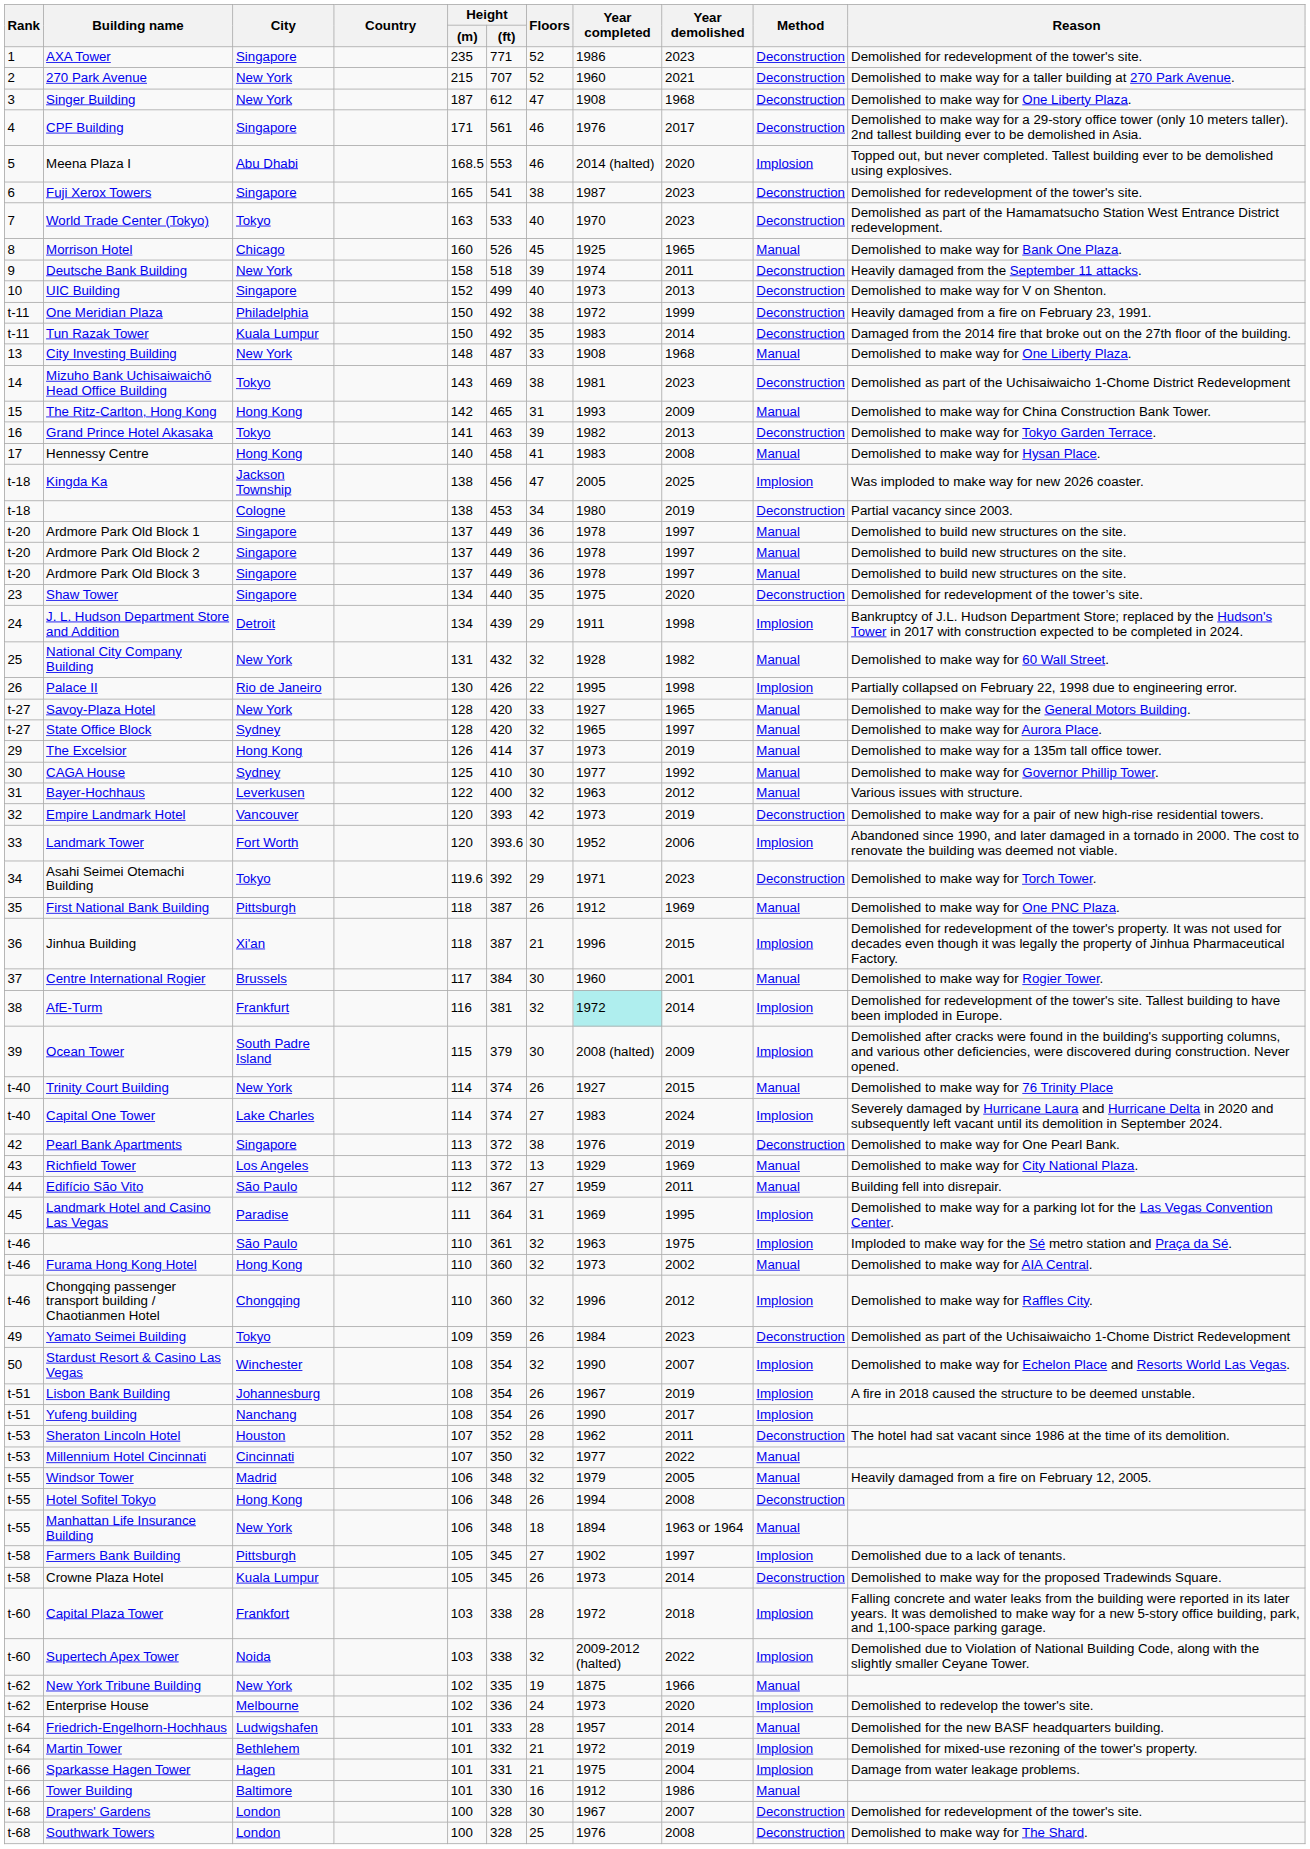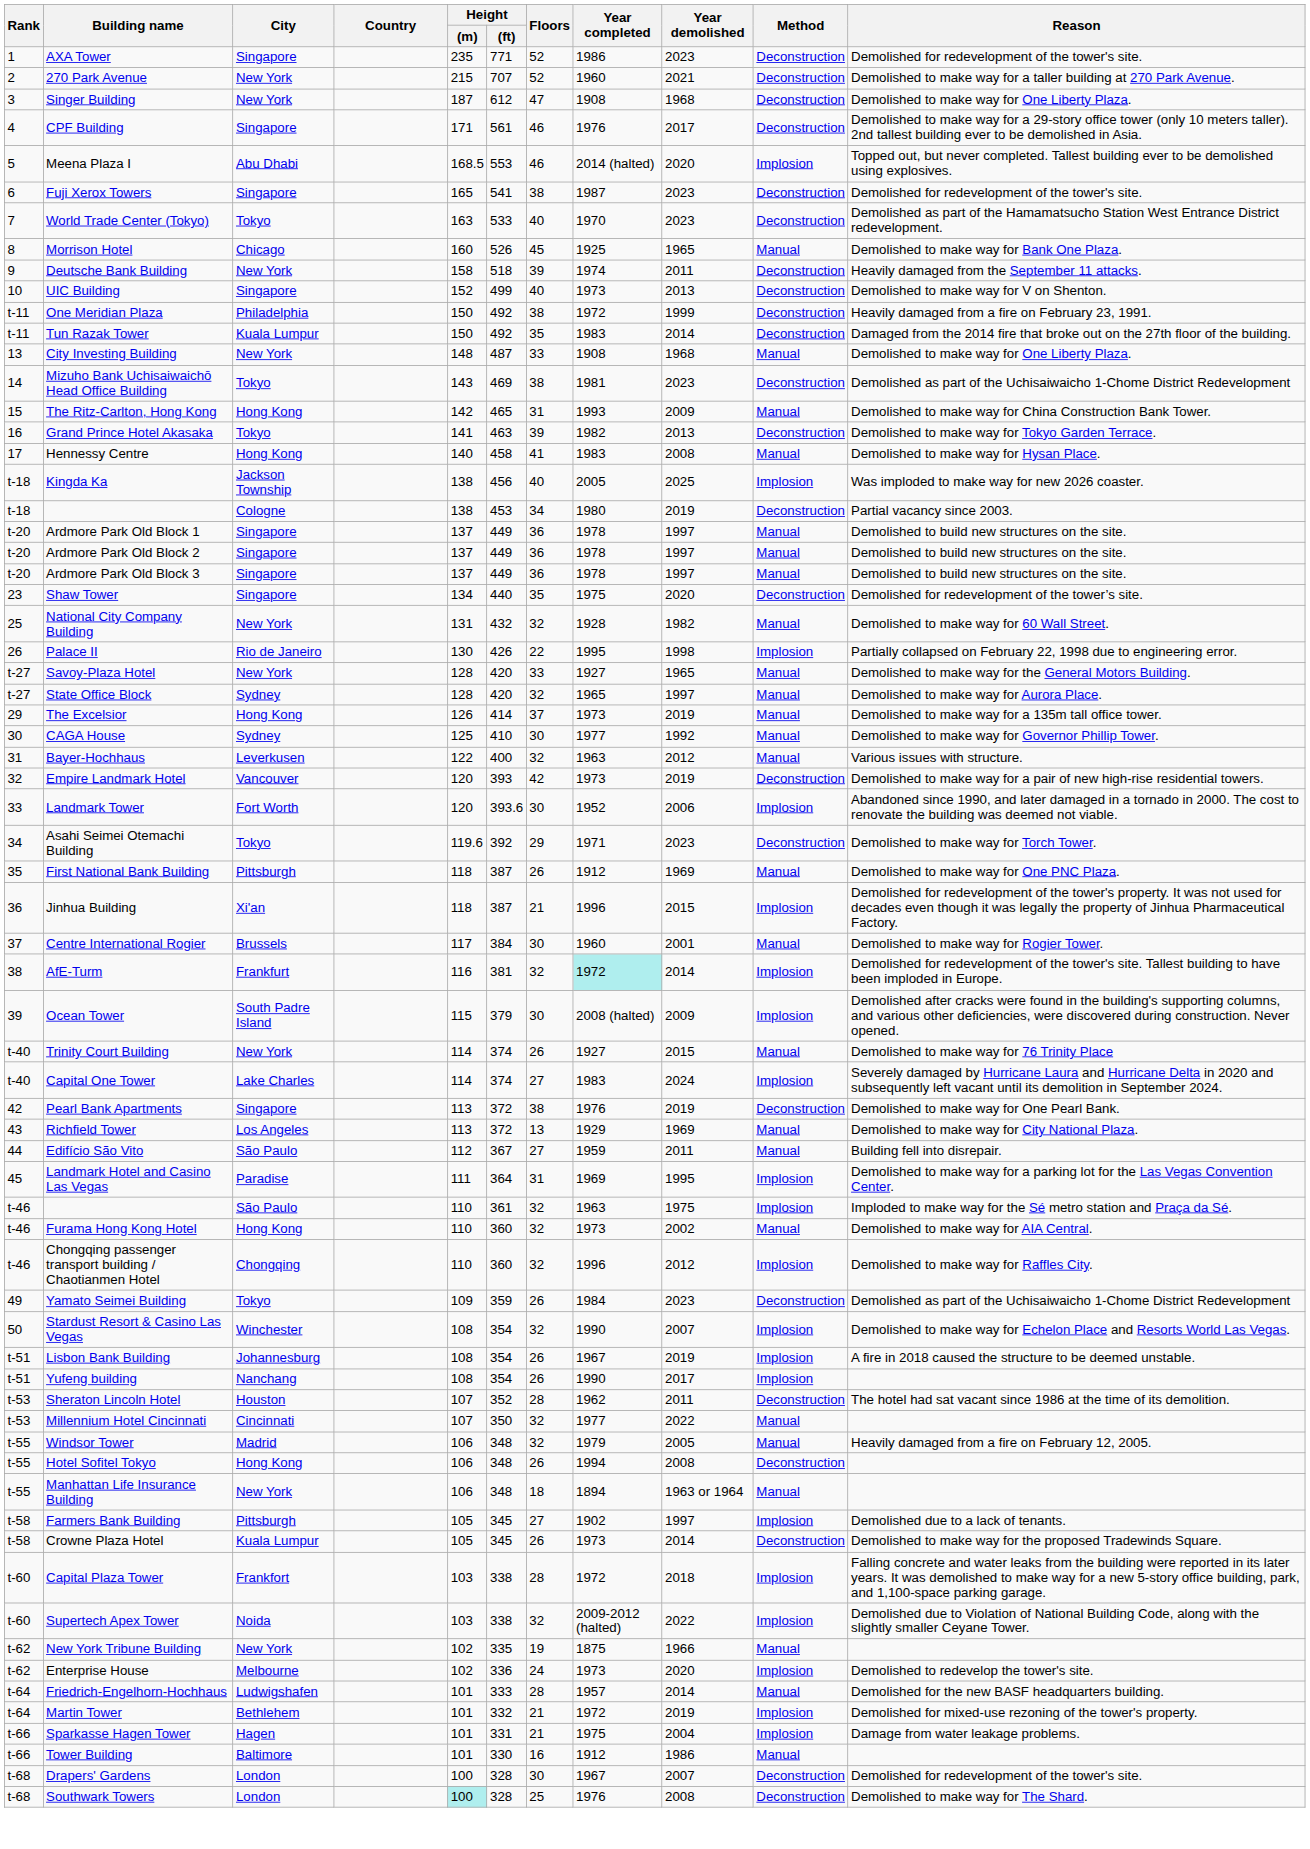(537, 482) 47 -> (537, 482) 40
- row: (15, 623)
(462, 1832) no background -> (462, 1796) paleturquoise background
